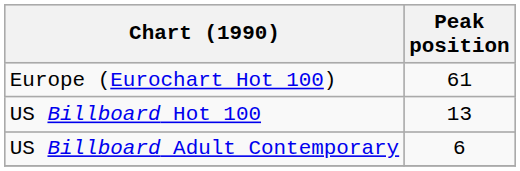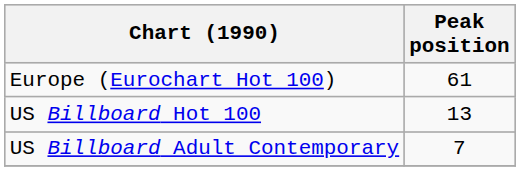(459, 148) 6 -> (459, 148) 7
